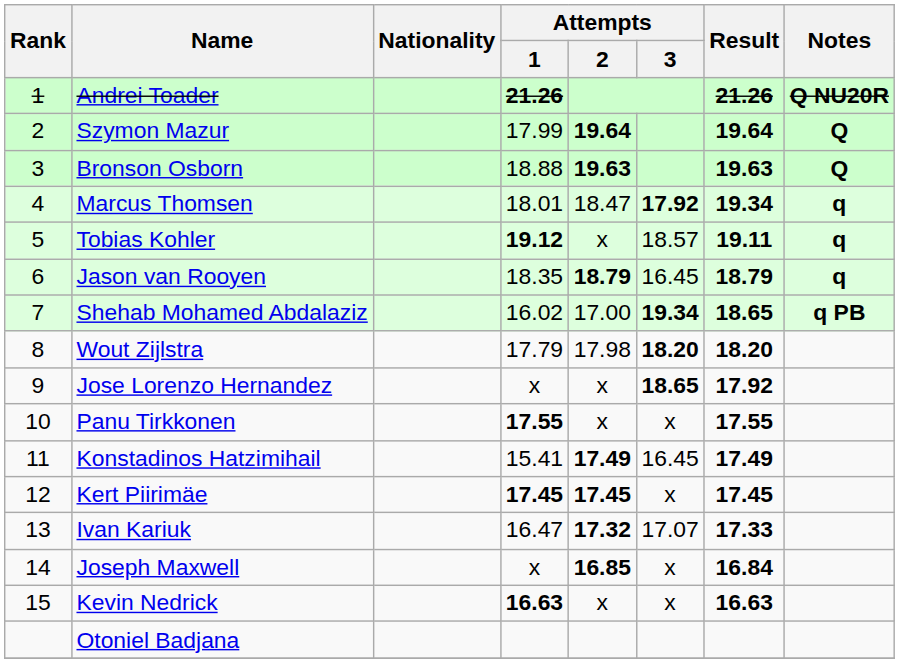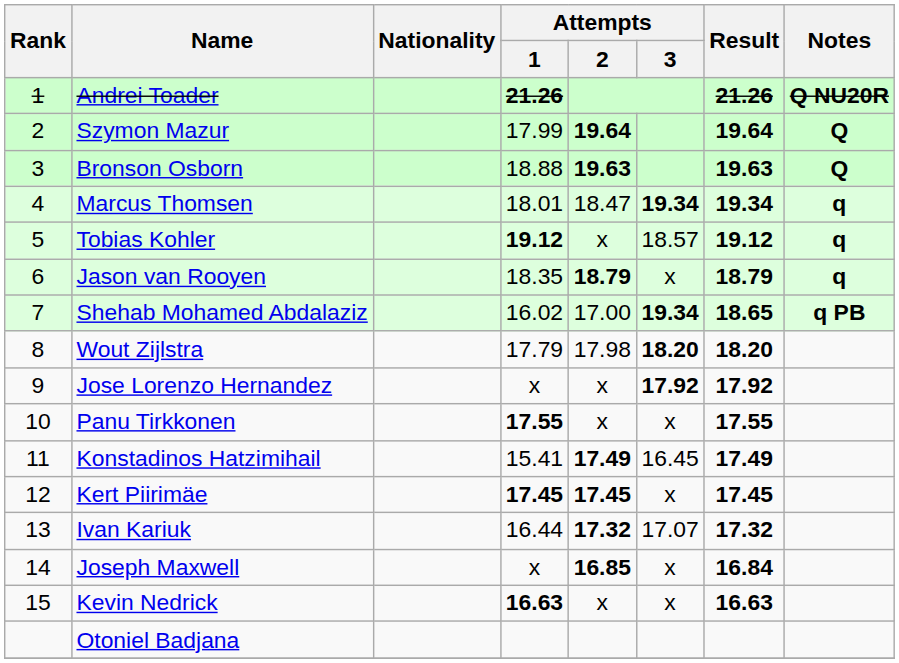(670, 204) 17.92 -> (670, 204) 19.34
(744, 240) 19.11 -> (744, 240) 19.12
(670, 276) 16.45 -> (670, 276) x
(670, 385) 18.65 -> (670, 385) 17.92
(534, 530) 16.47 -> (534, 530) 16.44
(744, 530) 17.33 -> (744, 530) 17.32
